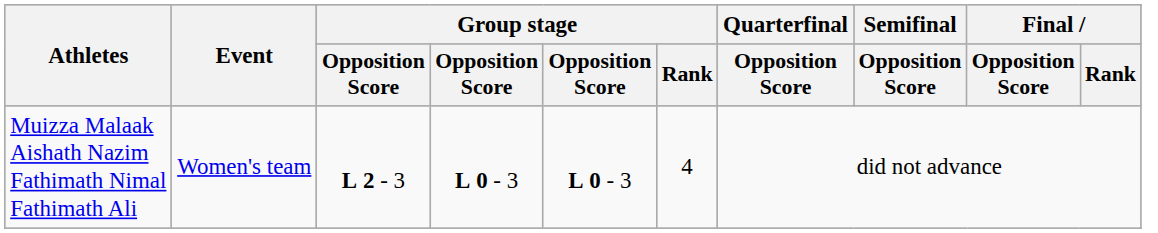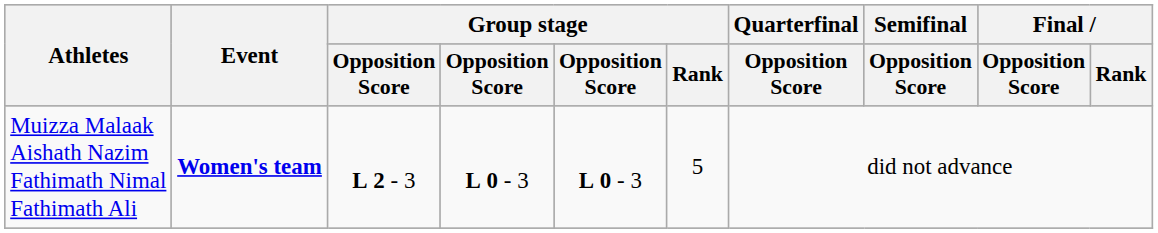(244, 166) normal -> (250, 166) bold
(687, 166) 4 -> (698, 166) 5
